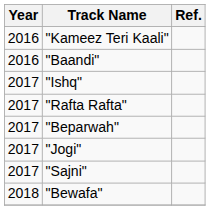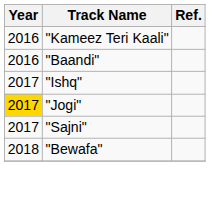- row: (86, 104)
- row: (82, 127)
(23, 149) no background -> (23, 104) gold background
